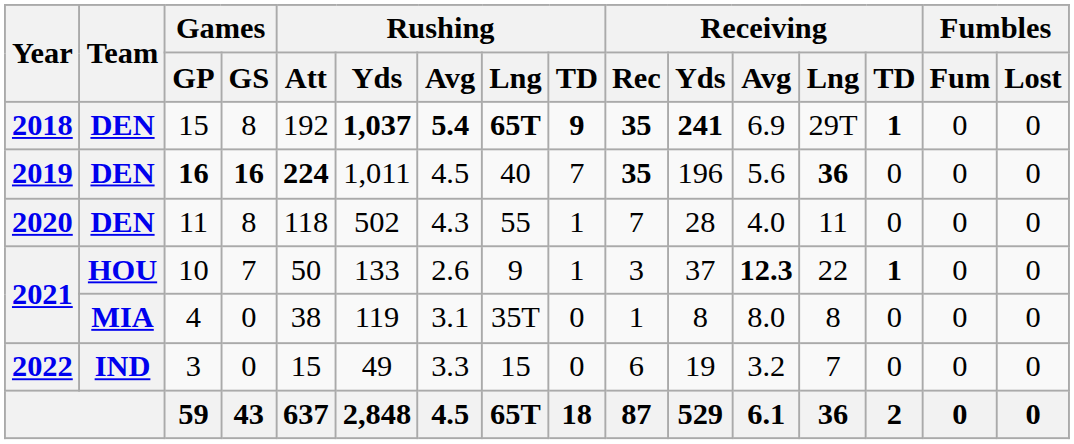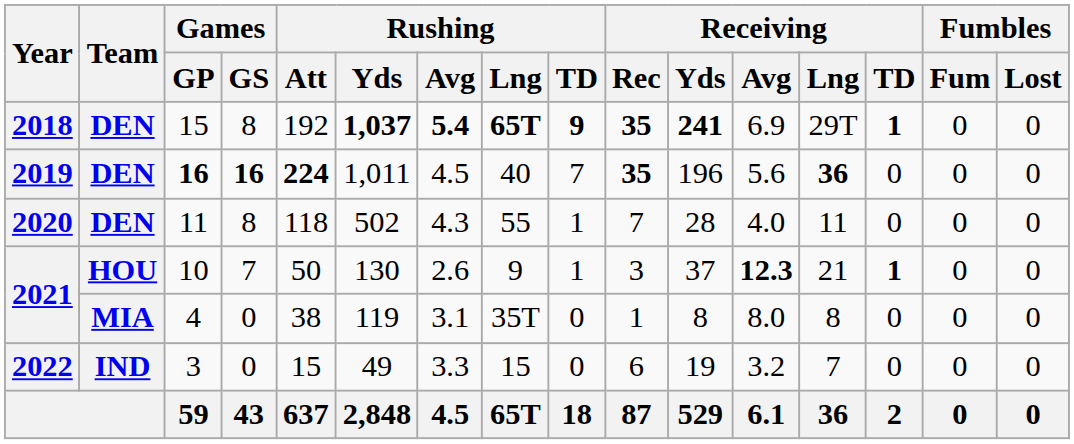(377, 269) 133 -> (377, 269) 130
(833, 269) 22 -> (833, 269) 21
